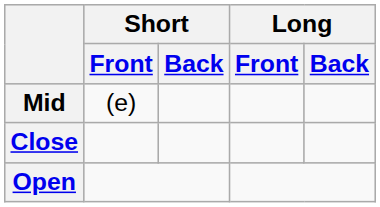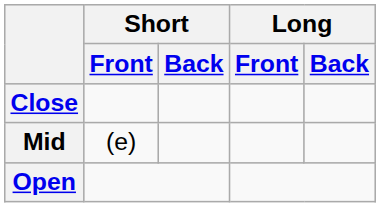rows swapped: (44, 142) <-> (44, 102)
